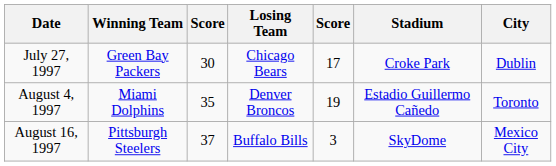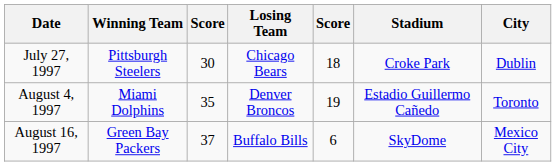(138, 63) Green Bay Packers -> (138, 63) Pittsburgh Steelers
(333, 63) 17 -> (333, 63) 18
(138, 141) Pittsburgh Steelers -> (138, 141) Green Bay Packers
(333, 141) 3 -> (333, 141) 6
